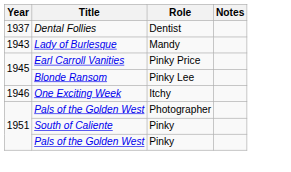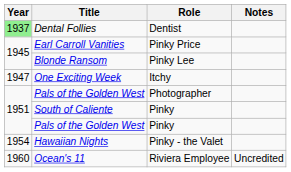(18, 28) no background -> (18, 28) lightgreen background
- row: (75, 45)
(18, 93) 1946 -> (18, 77) 1947
+ row: (71, 142)
+ row: (60, 158)
